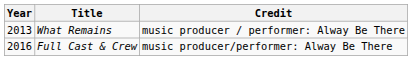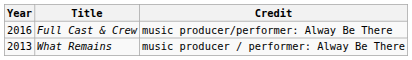rows swapped: (74, 30) <-> (87, 47)
